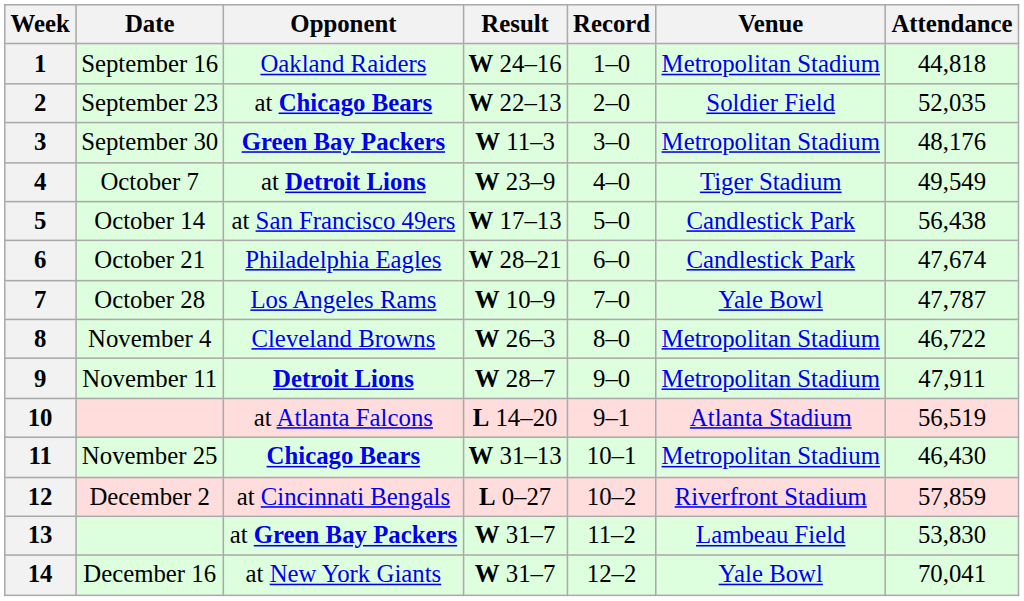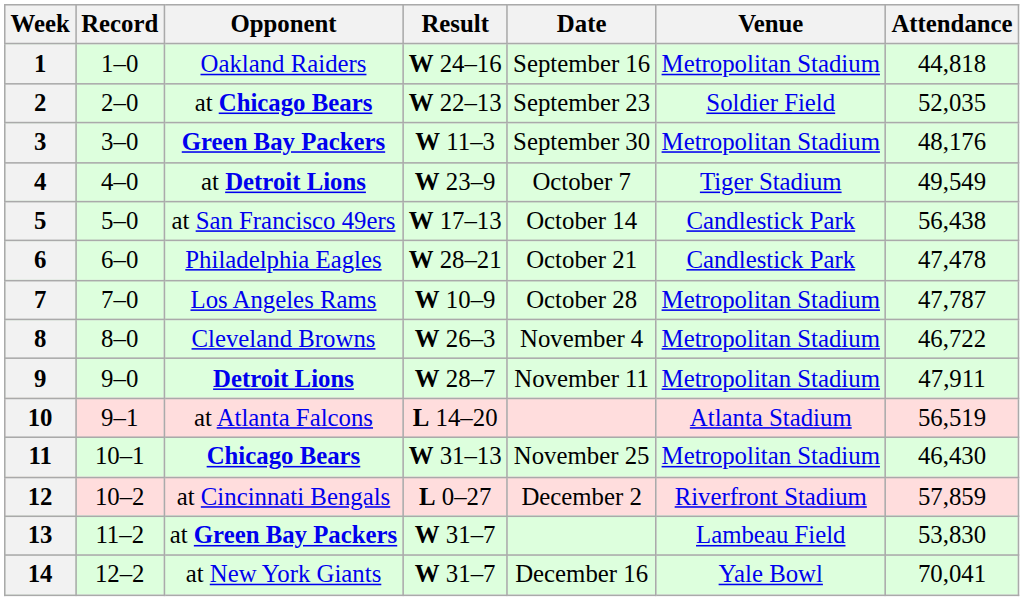columns swapped: (150, 24) <-> (612, 24)
(952, 260) 47,674 -> (952, 260) 47,478
(771, 299) Yale Bowl -> (771, 299) Metropolitan Stadium
